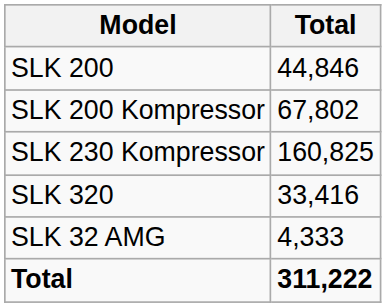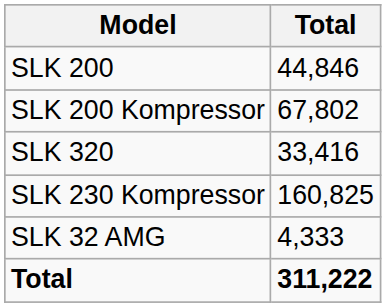rows swapped: (138, 152) <-> (62, 195)
